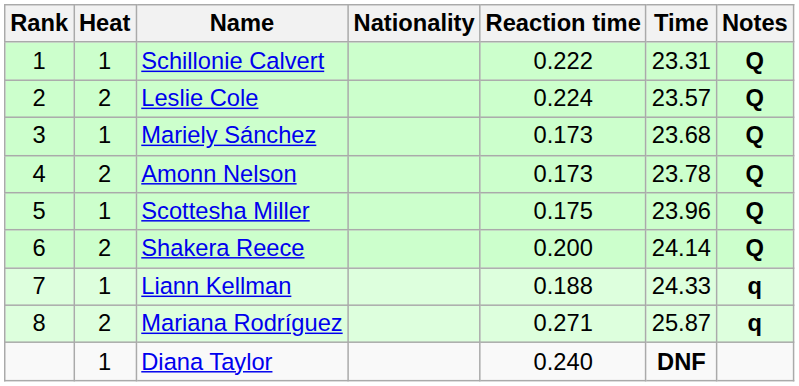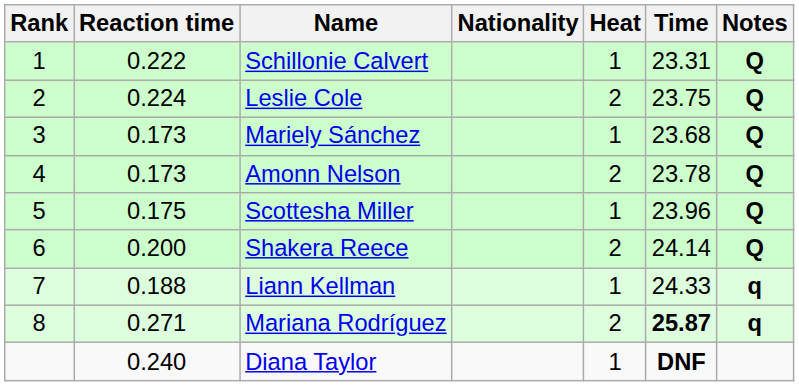columns swapped: (105, 23) <-> (563, 23)
(681, 98) 23.57 -> (681, 98) 23.75
(681, 323) normal -> (681, 323) bold
